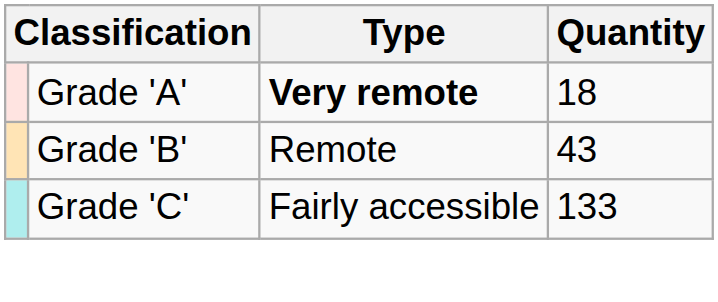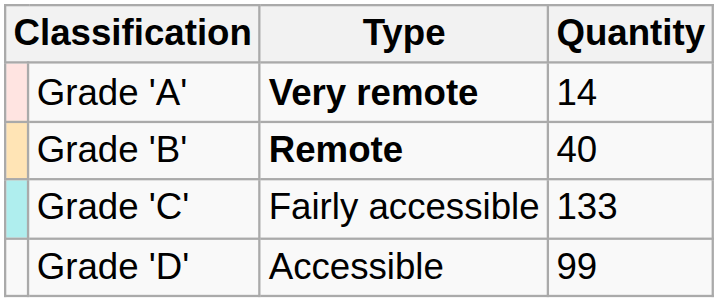(577, 91) 18 -> (577, 91) 14
(333, 149) normal -> (336, 149) bold
(577, 149) 43 -> (577, 149) 40
+ row: (113, 265)
